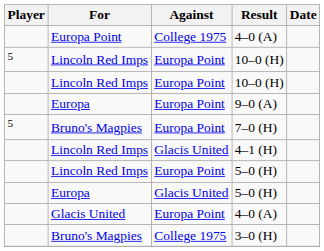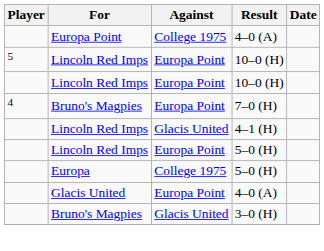- row: (70, 104)
(10, 124) 5 -> (10, 103) 4
(191, 192) Glacis United -> (190, 171) College 1975
(190, 235) College 1975 -> (191, 214) Glacis United
